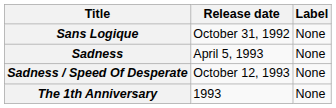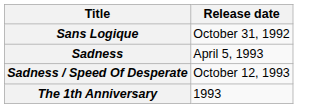- column: (312, 14)
